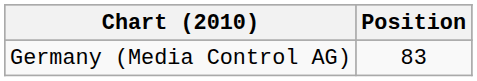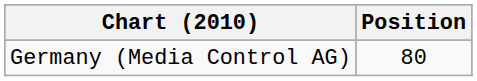(414, 58) 83 -> (414, 58) 80
